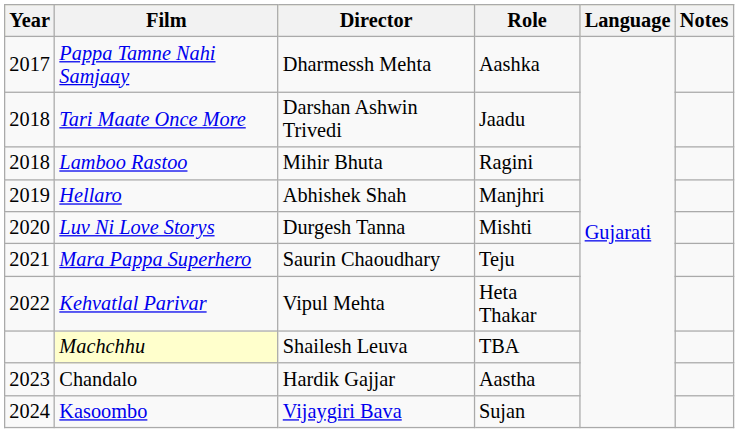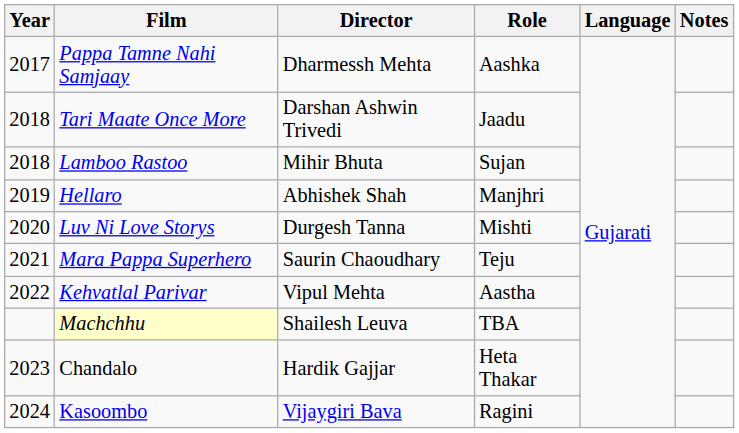(506, 163) Ragini -> (502, 163) Sujan
(508, 303) Heta Thakar -> (507, 291) Aastha
(507, 379) Aastha -> (508, 367) Heta Thakar
(502, 411) Sujan -> (506, 411) Ragini
